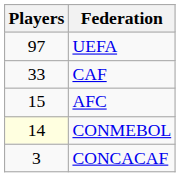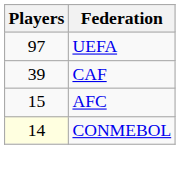(36, 74) 33 -> (36, 74) 39
- row: (120, 158)
